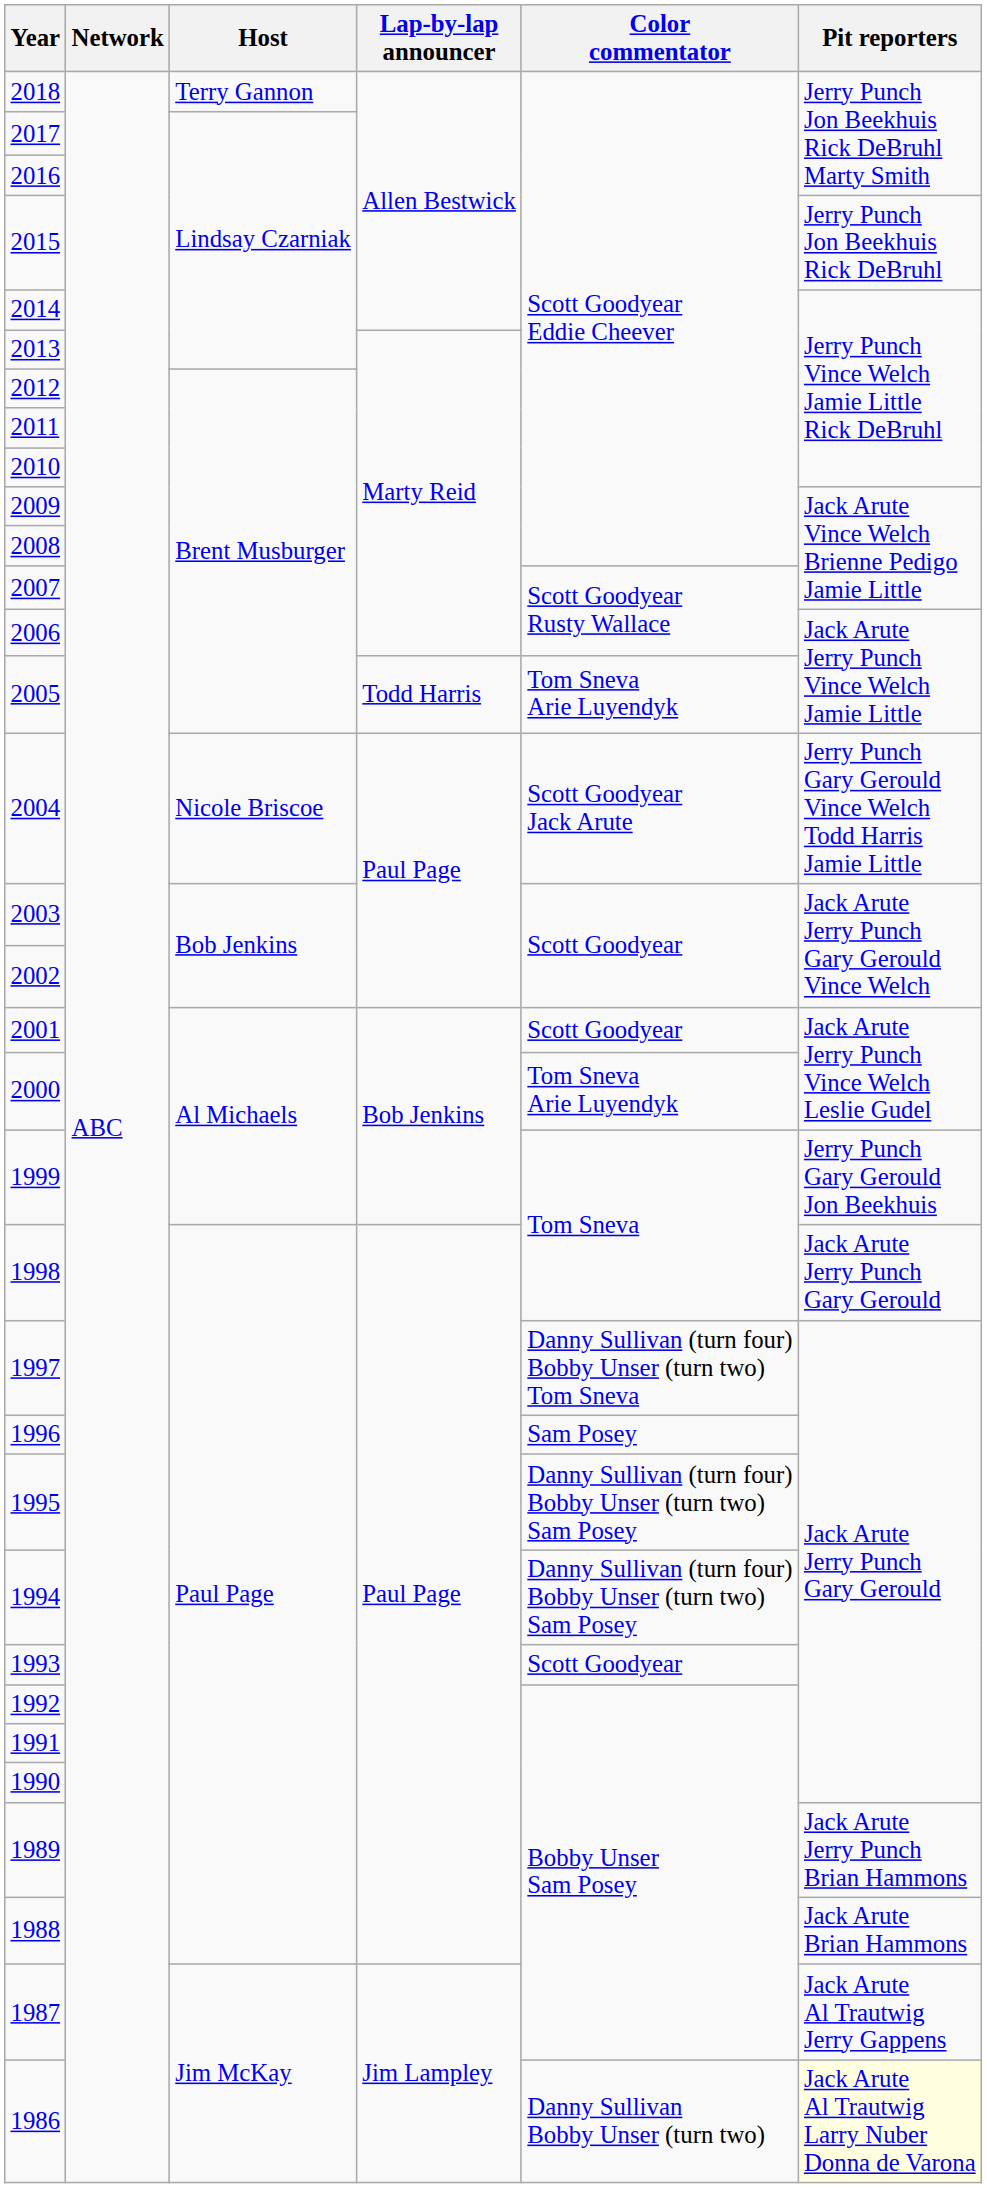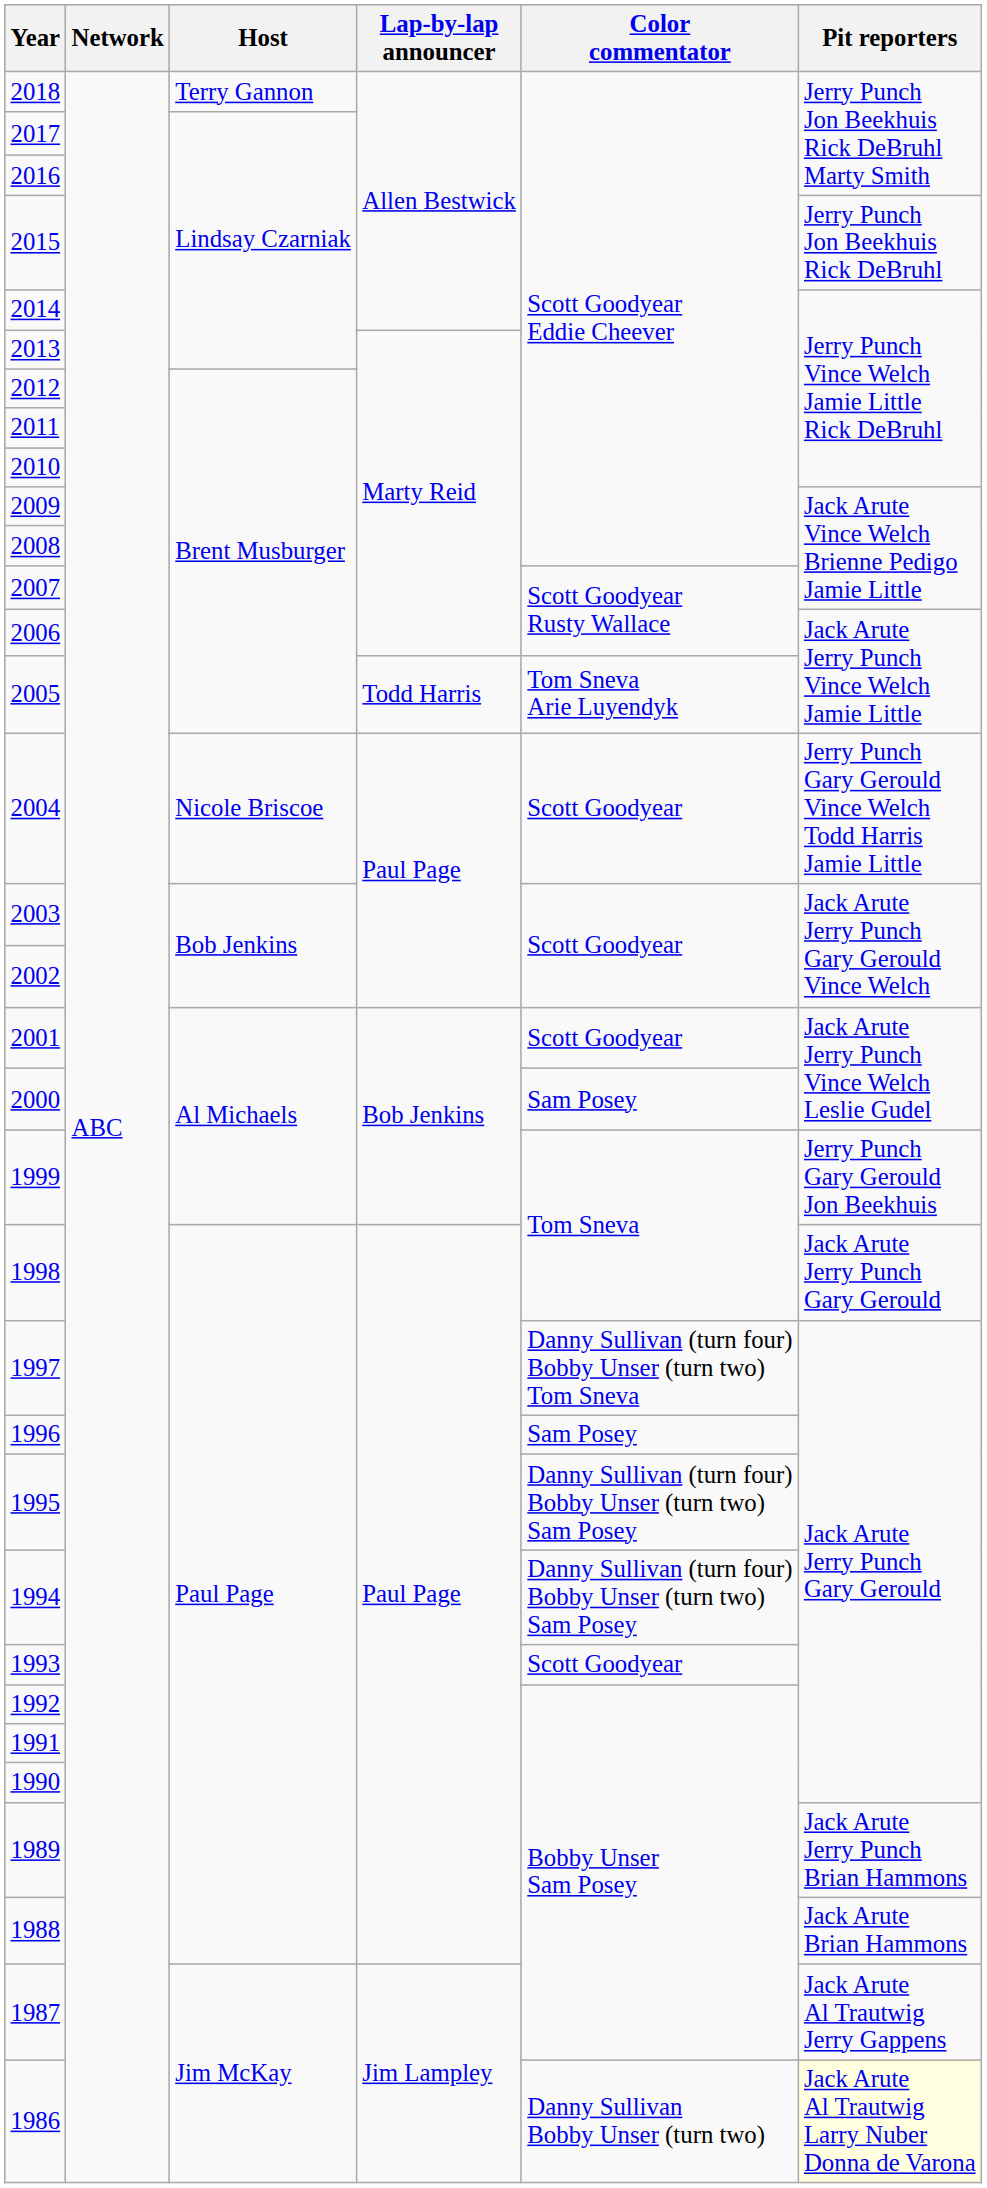(605, 808) Scott Goodyear Jack Arute -> (605, 808) Scott Goodyear
(603, 1090) Tom Sneva Arie Luyendyk -> (582, 1098) Sam Posey
